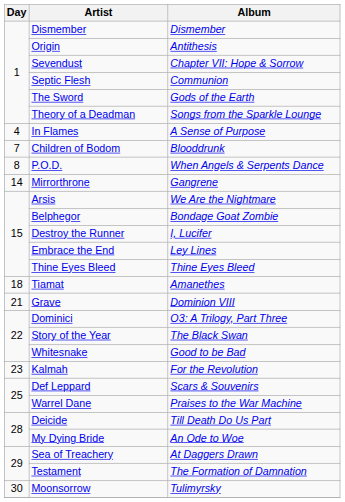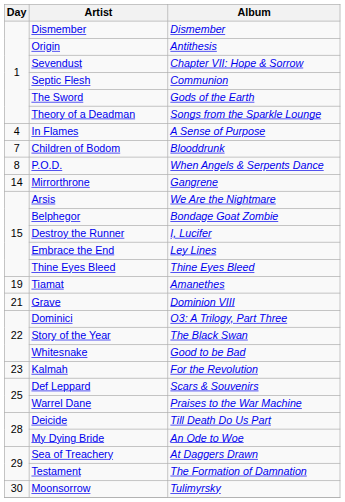(17, 285) 18 -> (17, 285) 19
